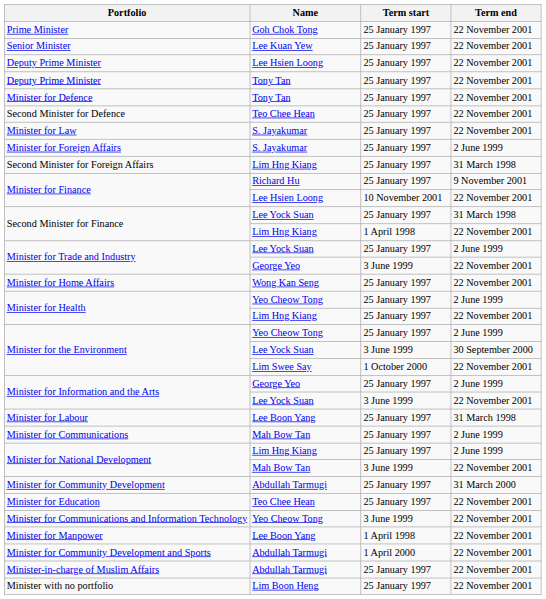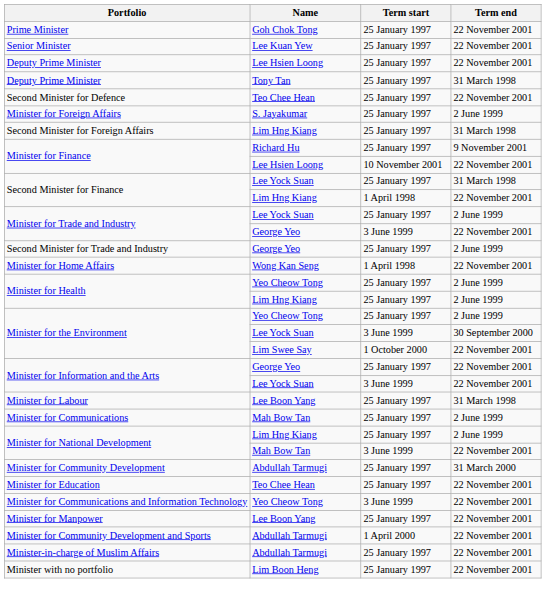(493, 80) 22 November 2001 -> (485, 80) 31 March 1998
- row: (50, 97)
- row: (42, 131)
+ row: (87, 249)
(397, 283) 25 January 1997 -> (389, 266) 1 April 1998
(493, 316) 22 November 2001 -> (478, 299) 2 June 1999
(478, 384) 2 June 1999 -> (493, 367) 22 November 2001
(389, 536) 1 April 1998 -> (397, 519) 25 January 1997
